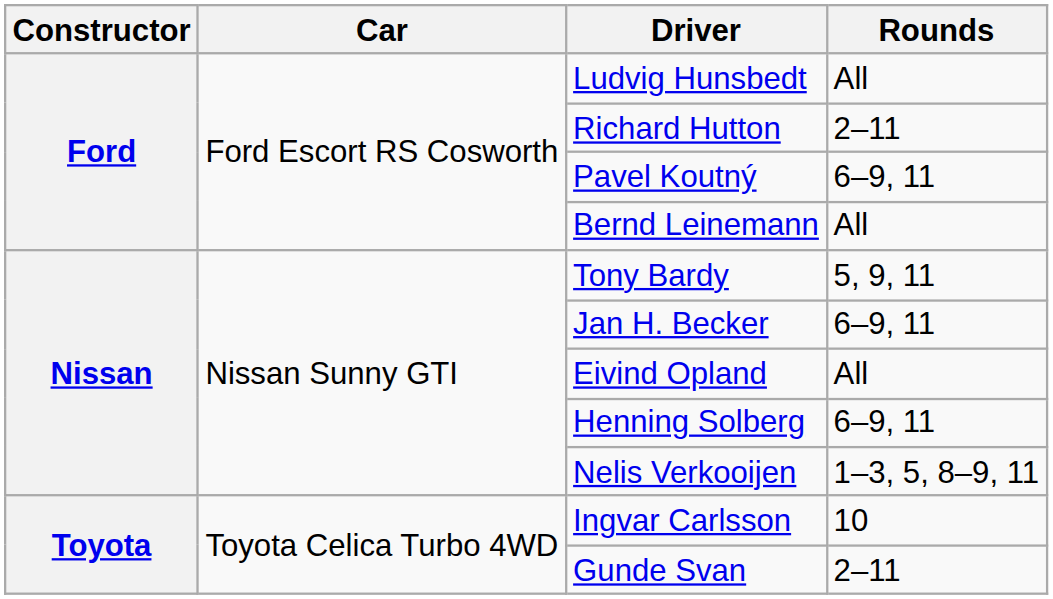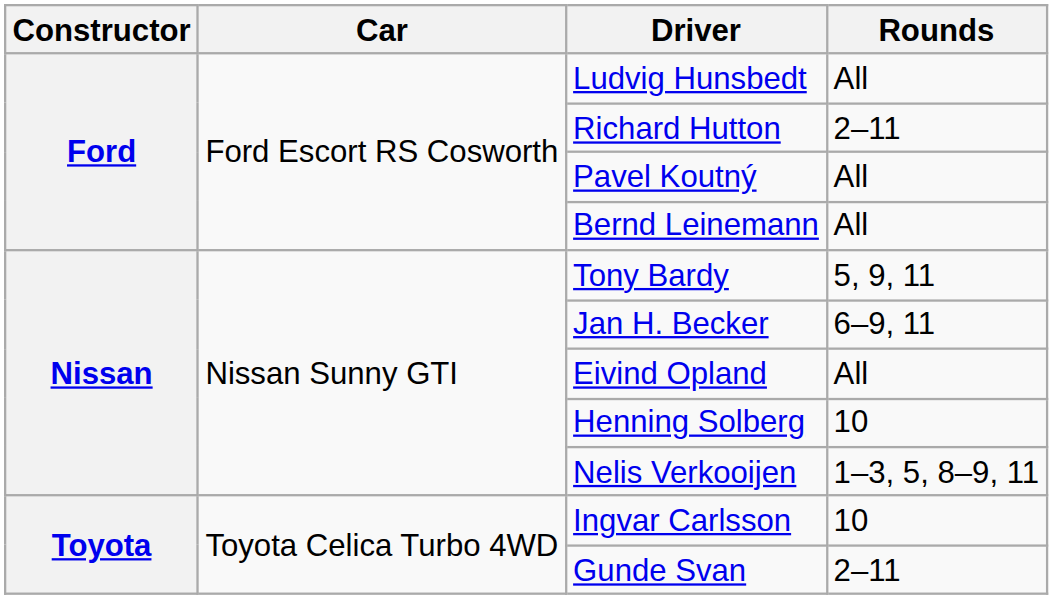(884, 177) 6–9, 11 -> (851, 177) All
(884, 422) 6–9, 11 -> (851, 422) 10
